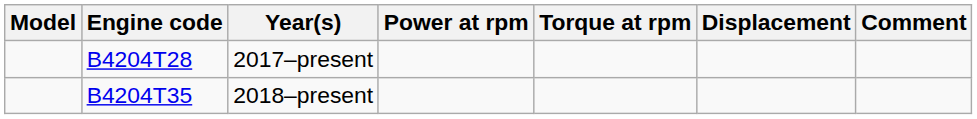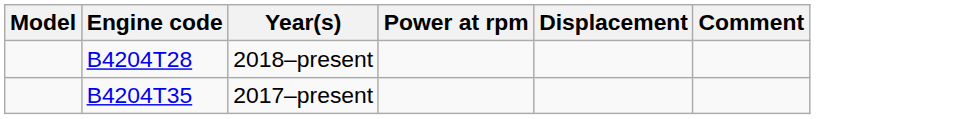- column: (615, 22)
(303, 58) 2017–present -> (303, 58) 2018–present
(303, 95) 2018–present -> (303, 95) 2017–present
